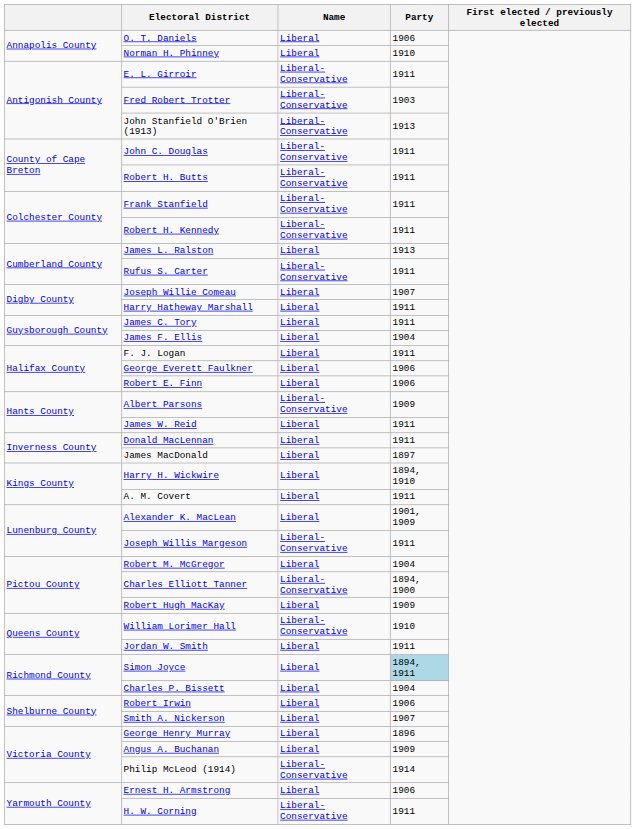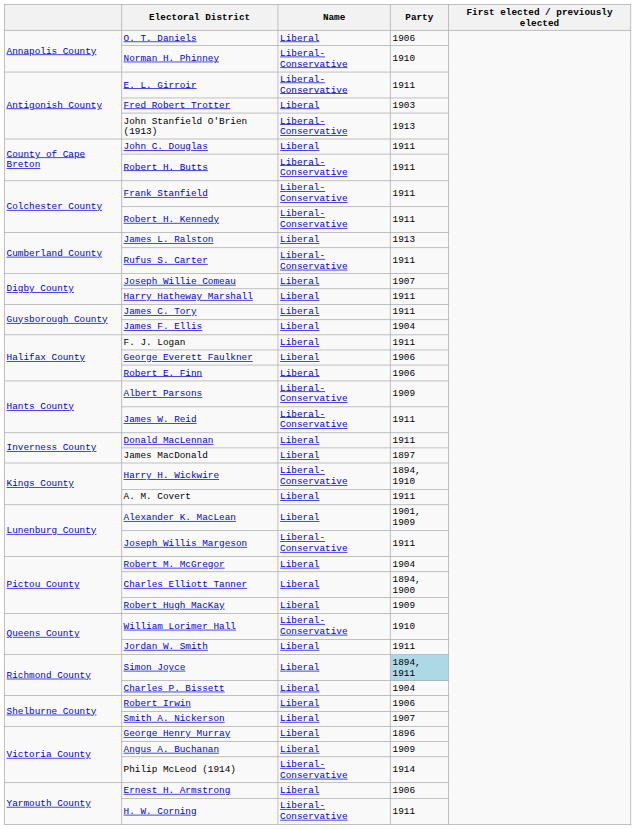(300, 53) Liberal -> (314, 59) Liberal-Conservative
(314, 100) Liberal-Conservative -> (300, 105) Liberal
(314, 152) Liberal-Conservative -> (300, 147) Liberal
(300, 425) Liberal -> (314, 420) Liberal-Conservative
(300, 476) Liberal -> (314, 476) Liberal-Conservative
(314, 585) Liberal-Conservative -> (300, 585) Liberal
